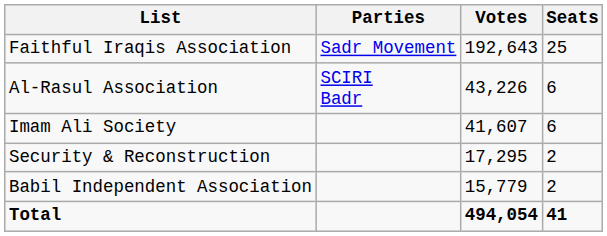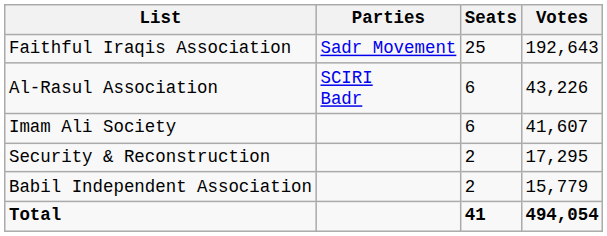columns swapped: (501, 19) <-> (572, 19)
